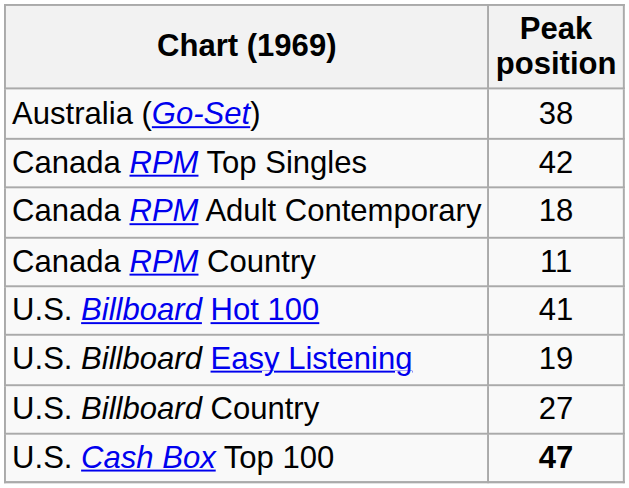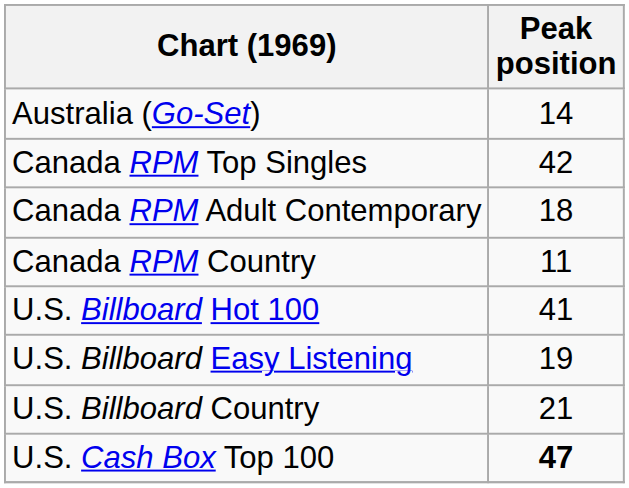(556, 113) 38 -> (556, 113) 14
(556, 408) 27 -> (556, 408) 21
